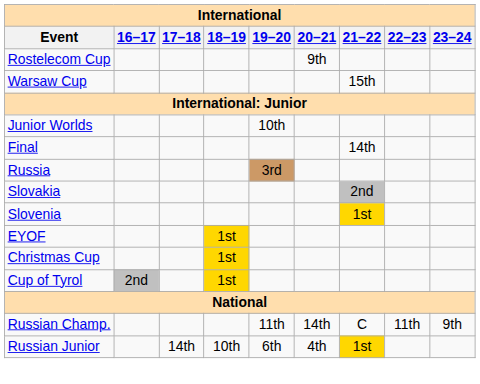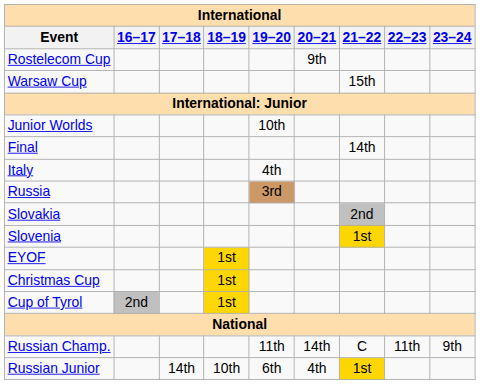+ row: (20, 170)
